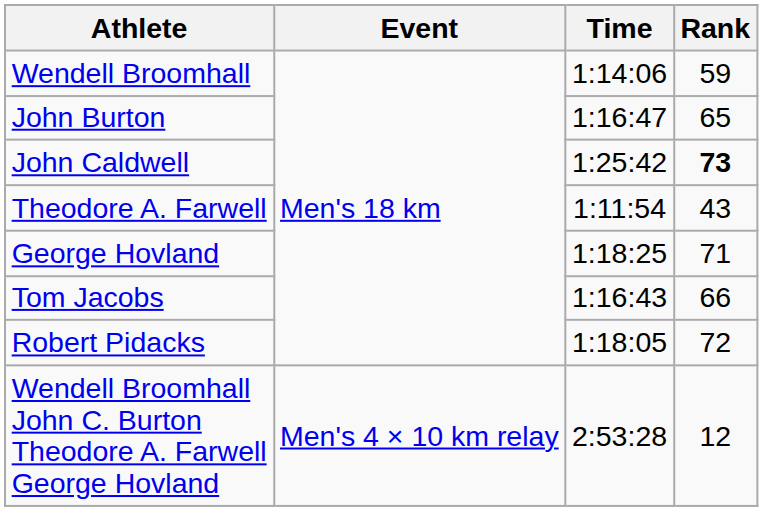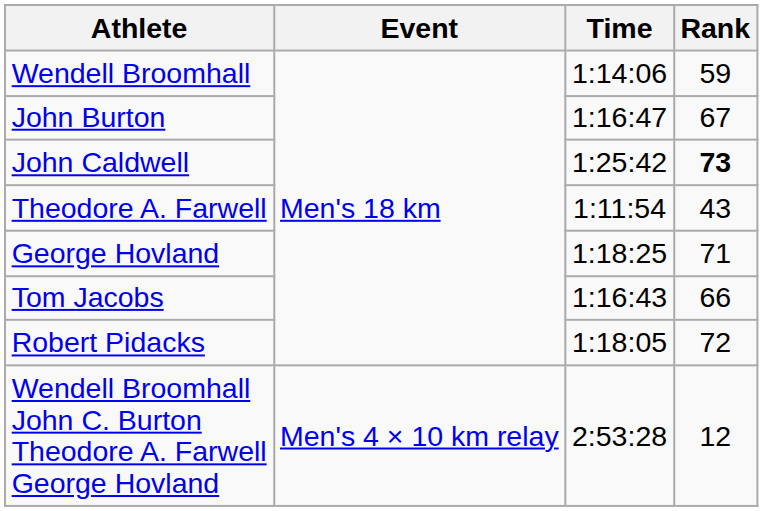(715, 118) 65 -> (715, 118) 67
